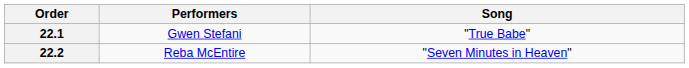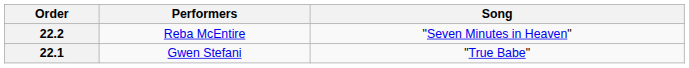rows swapped: (52, 33) <-> (52, 53)
